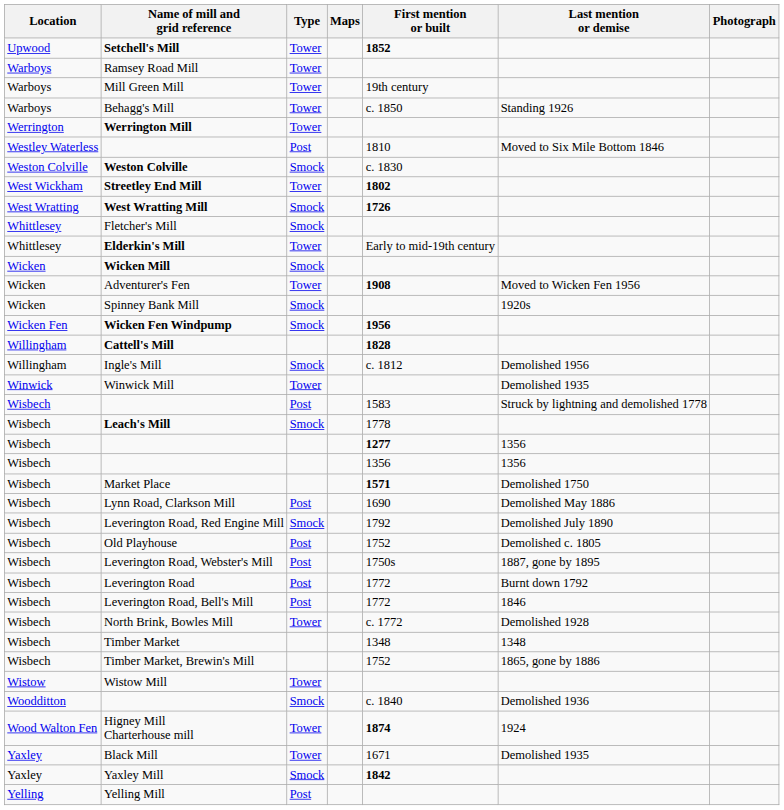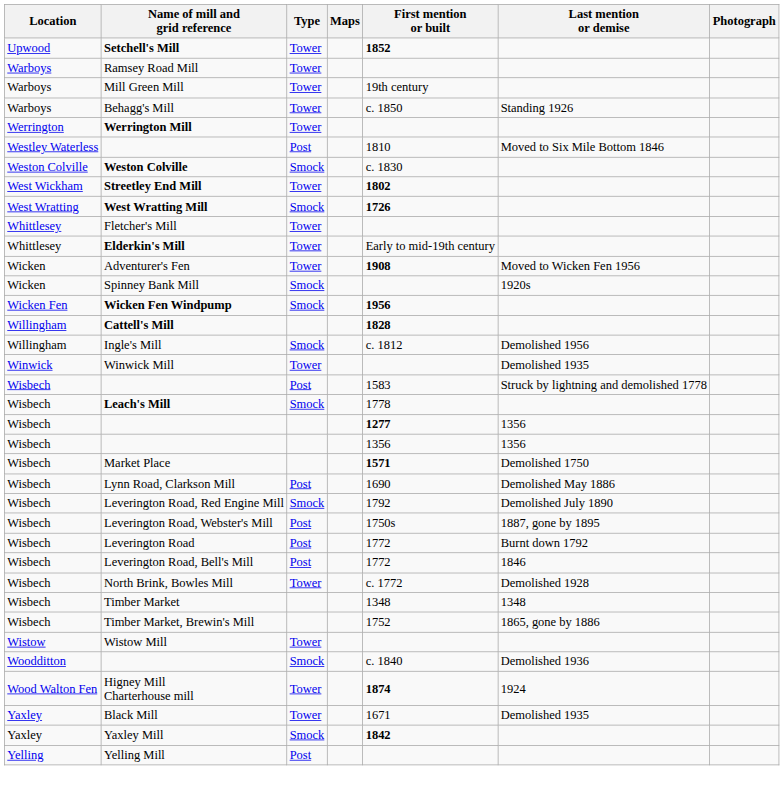(307, 226) Smock -> (306, 226) Tower
- row: (26, 265)
- row: (29, 543)
